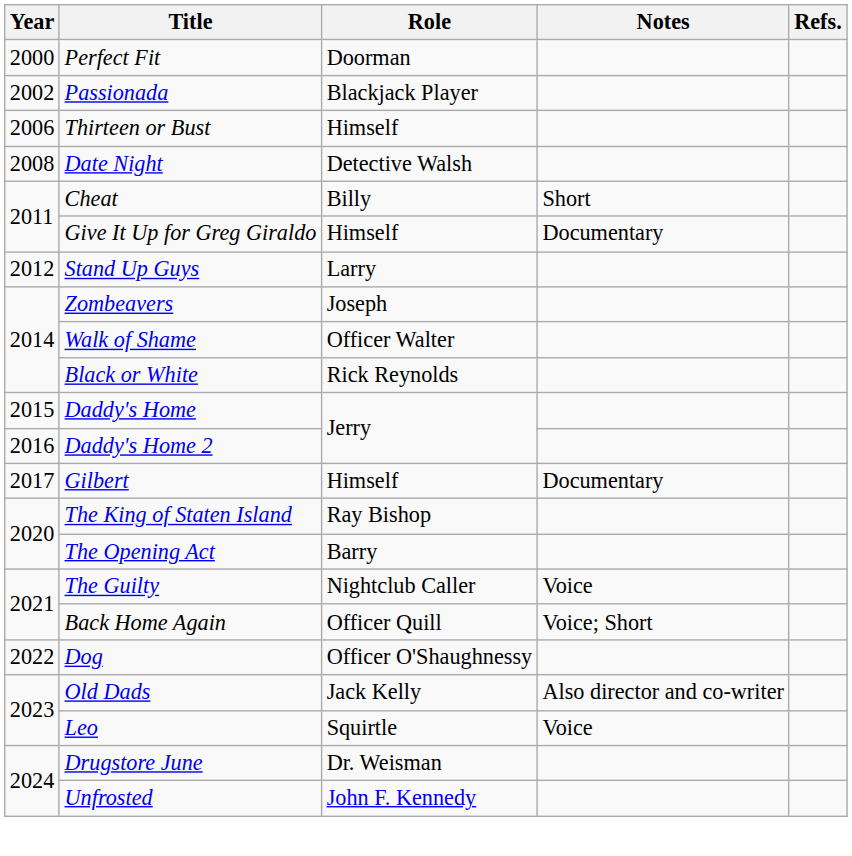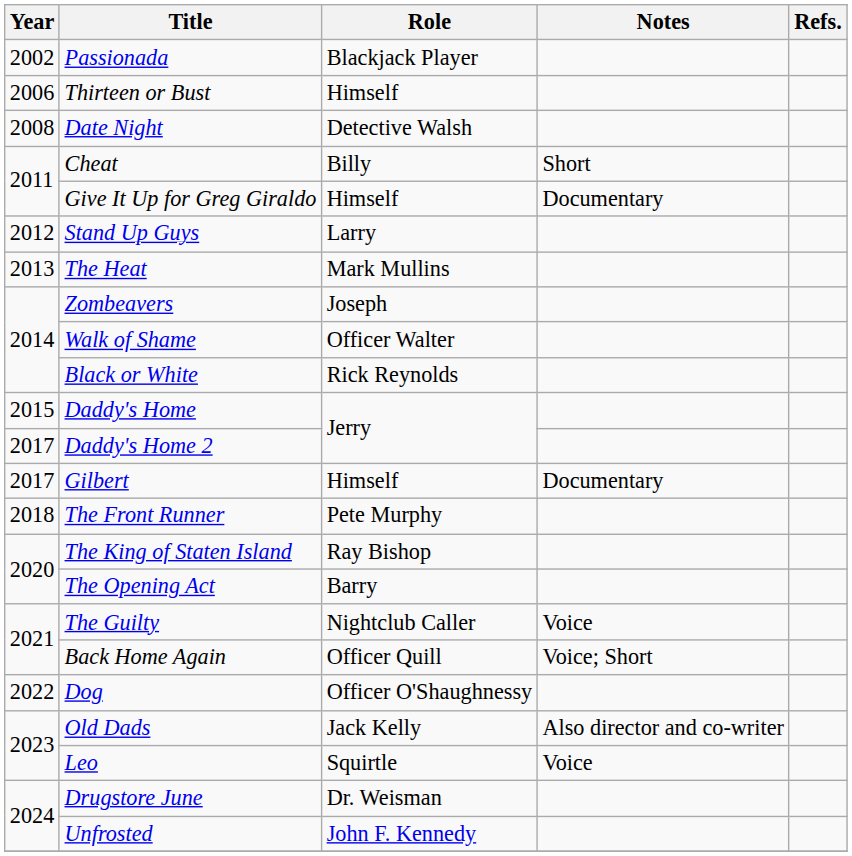- row: (112, 57)
+ row: (106, 269)
(32, 445) 2016 -> (32, 445) 2017
+ row: (144, 515)
